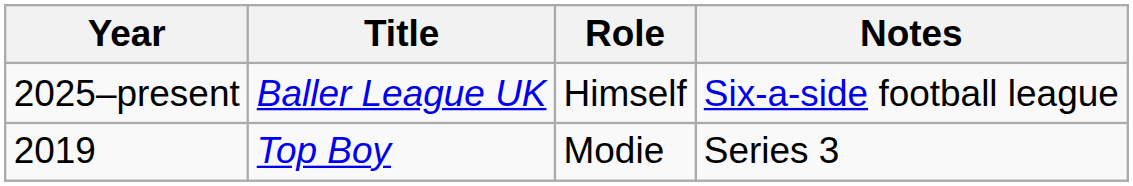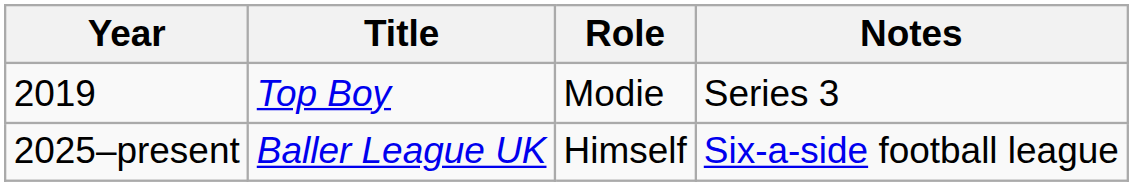rows swapped: (55, 151) <-> (127, 92)
